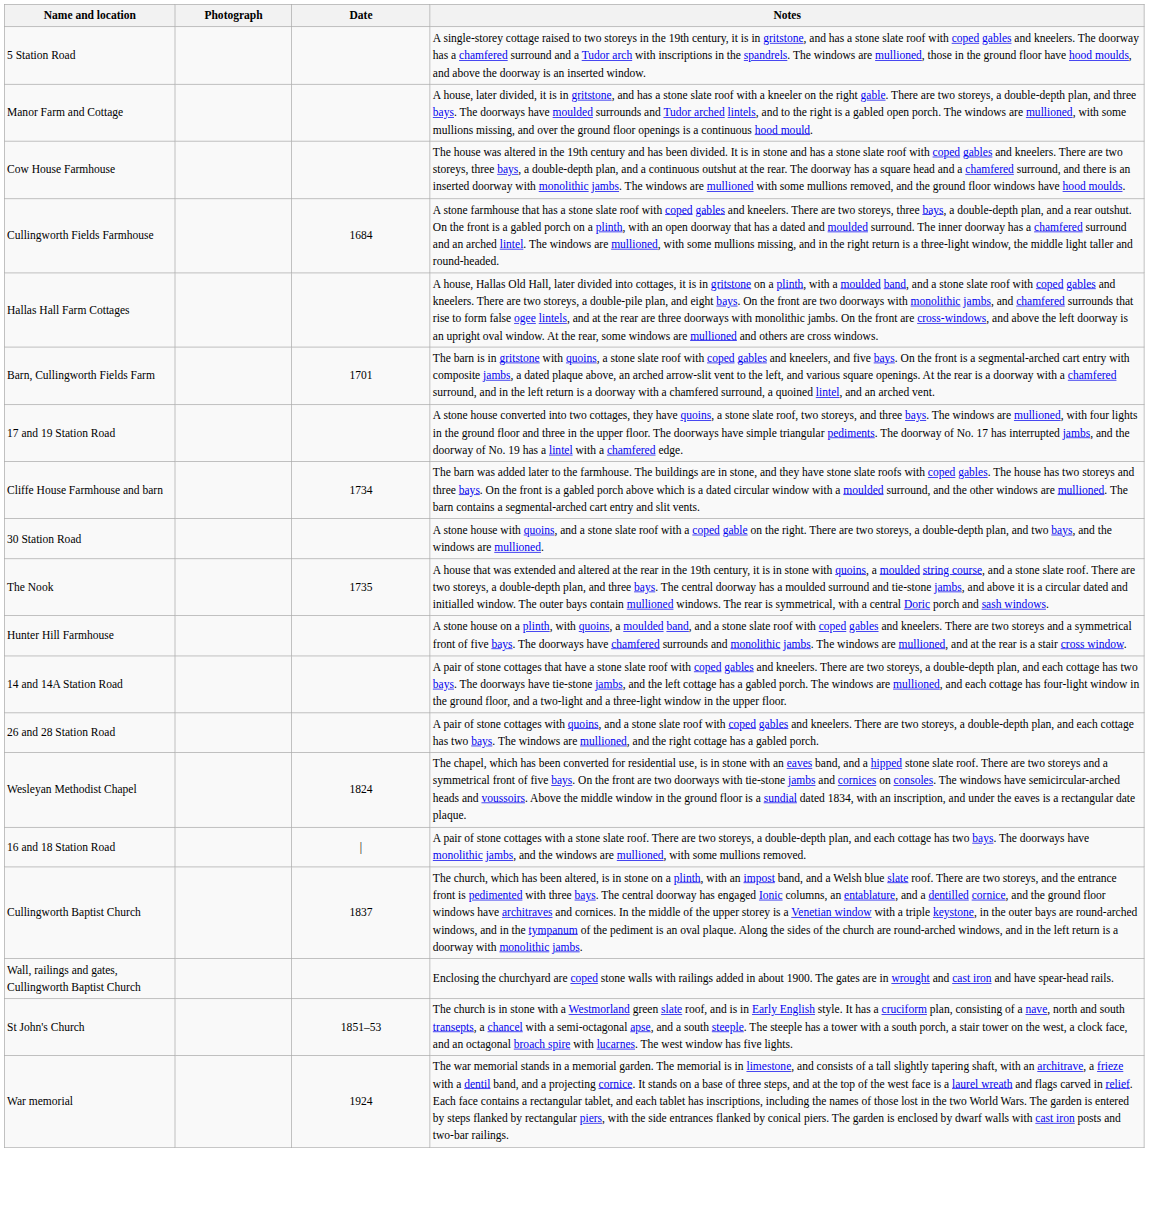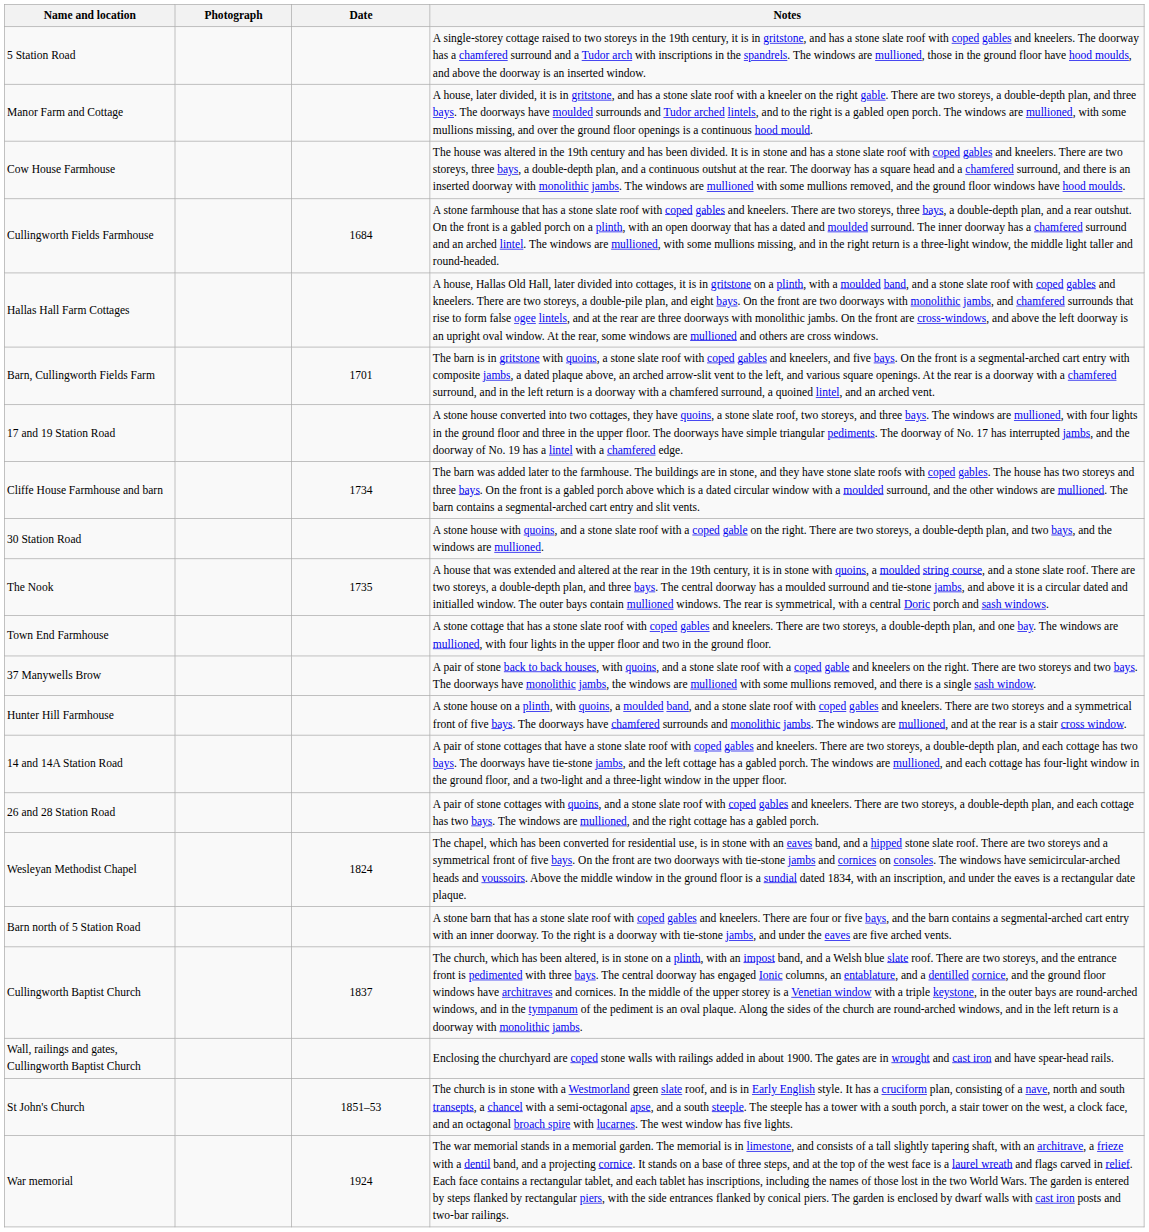+ row: (58, 635)
+ row: (54, 675)
+ row: (74, 926)
- row: (61, 847)
